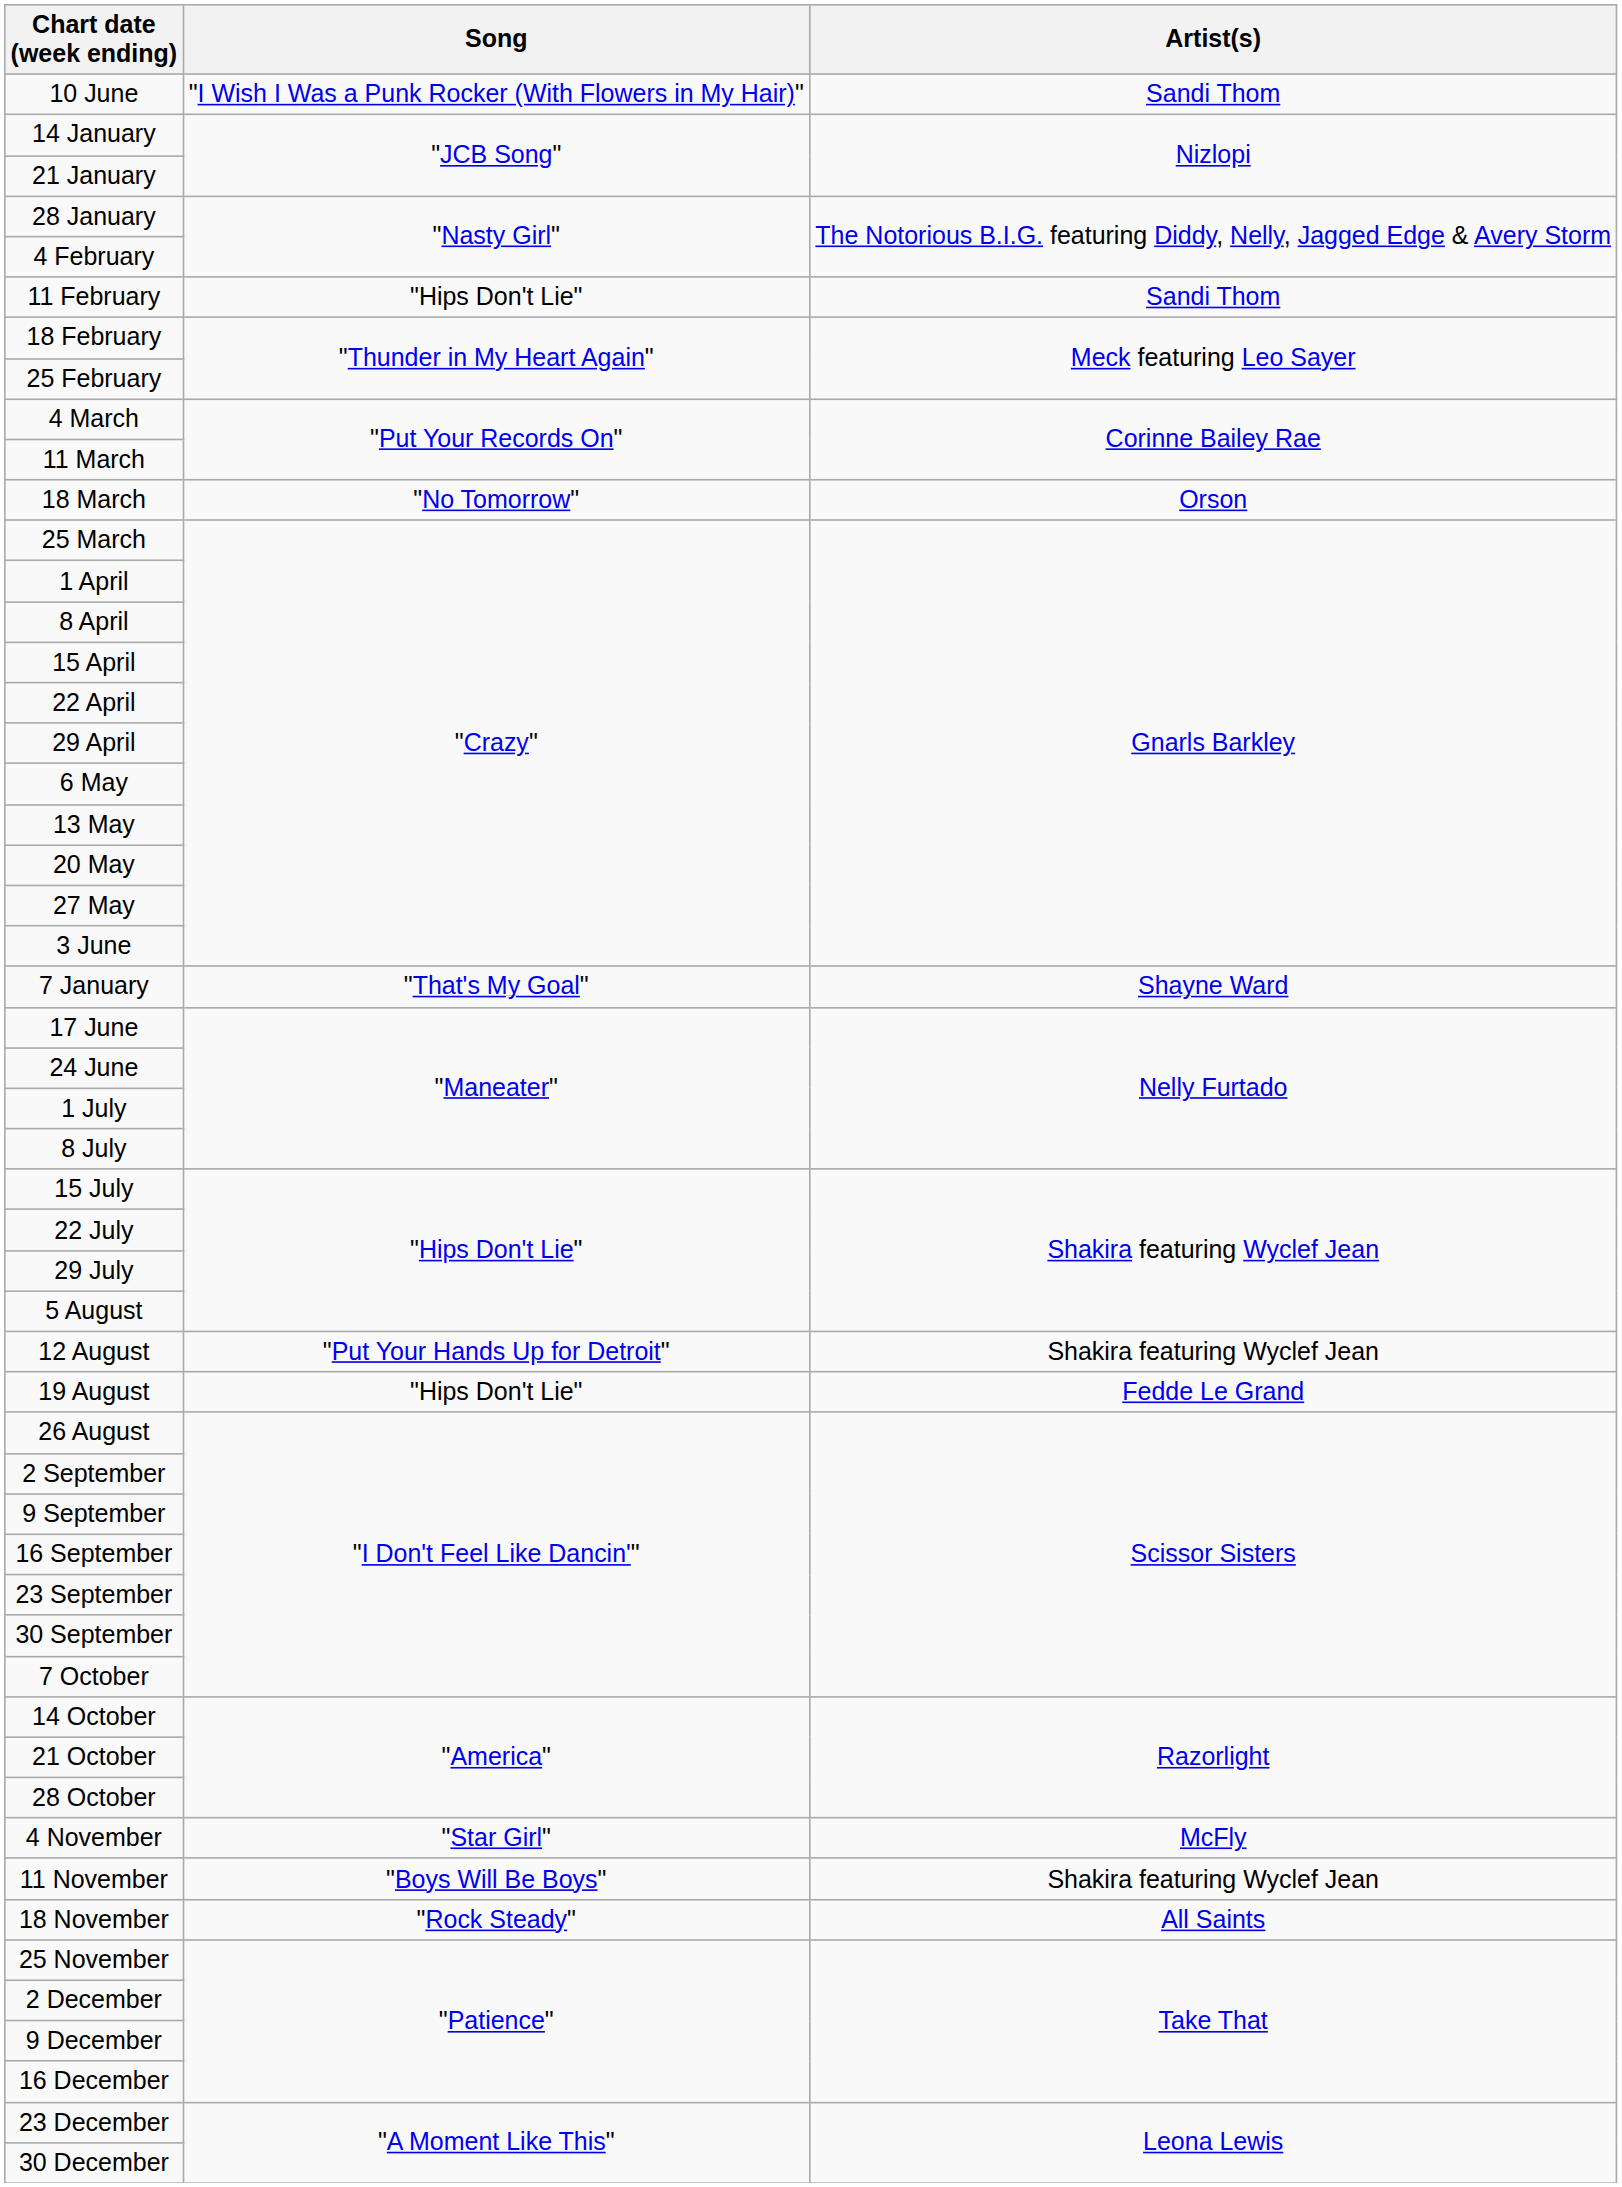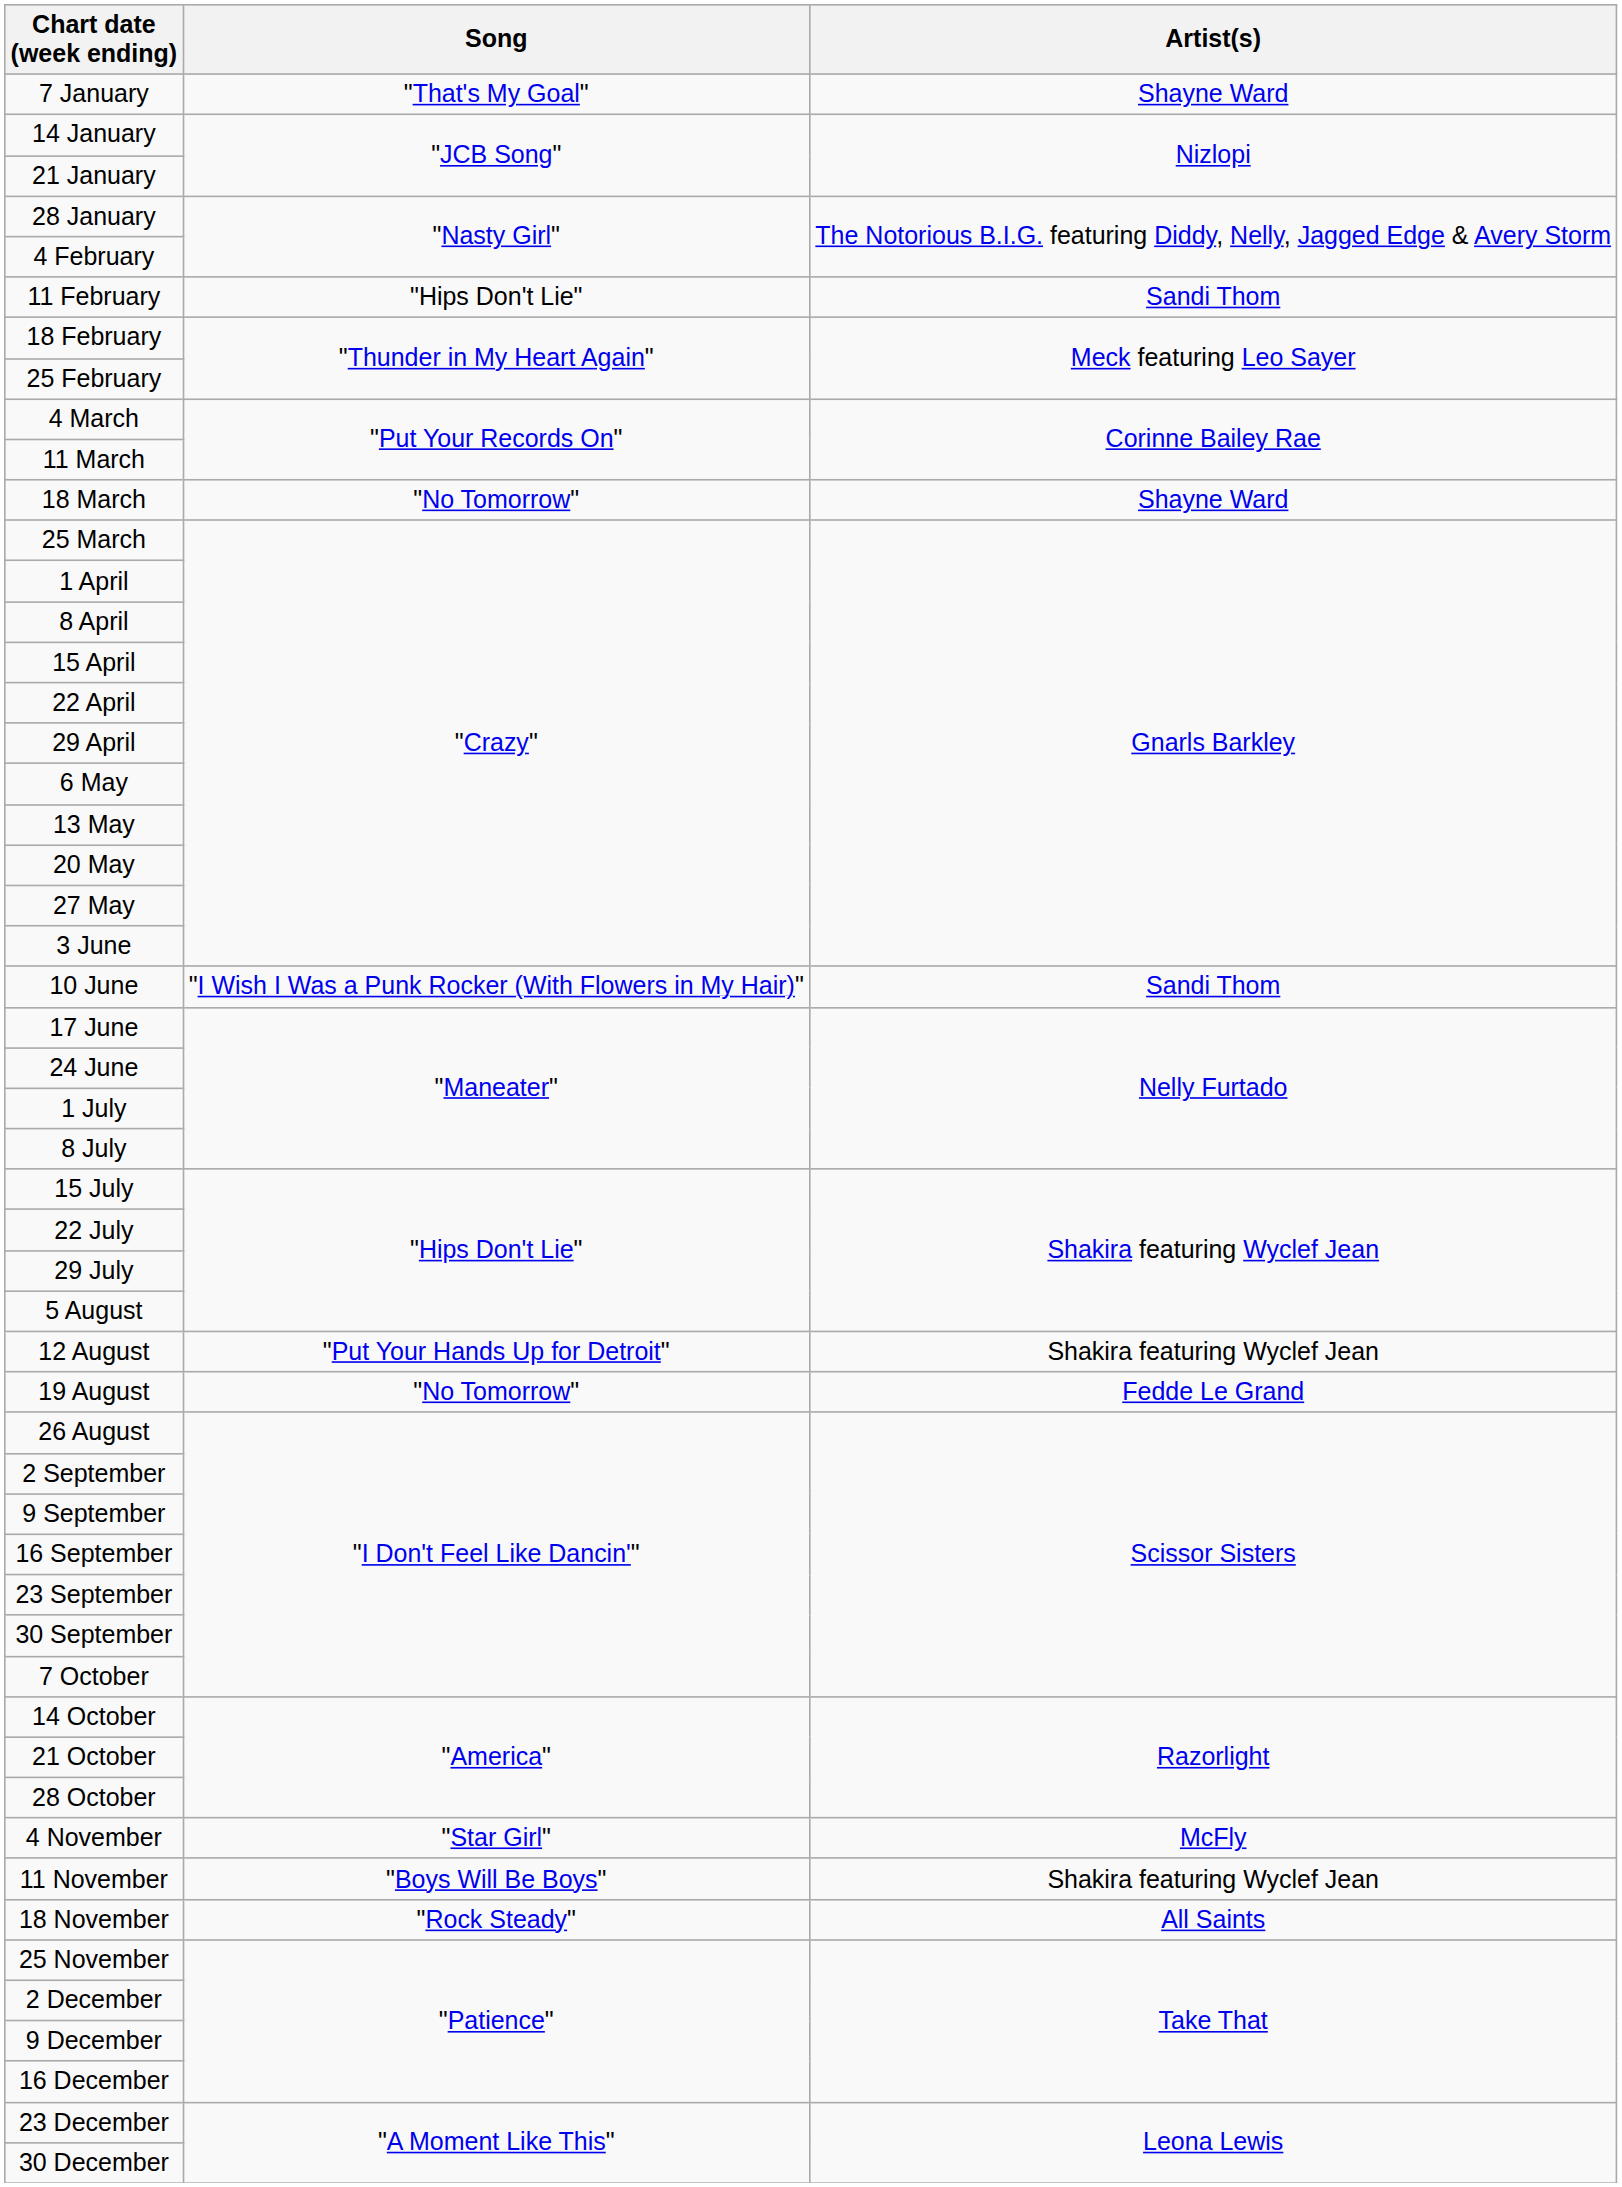rows swapped: (94, 985) <-> (94, 93)
(1213, 499) Orson -> (1213, 499) Shayne Ward
(496, 1391) "Hips Don't Lie" -> (496, 1391) "No Tomorrow"
